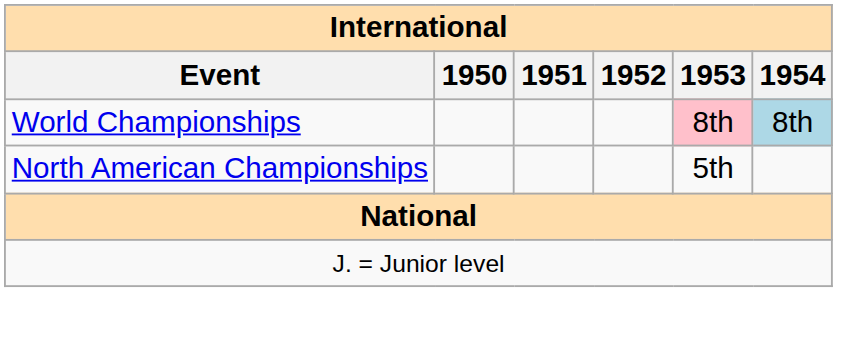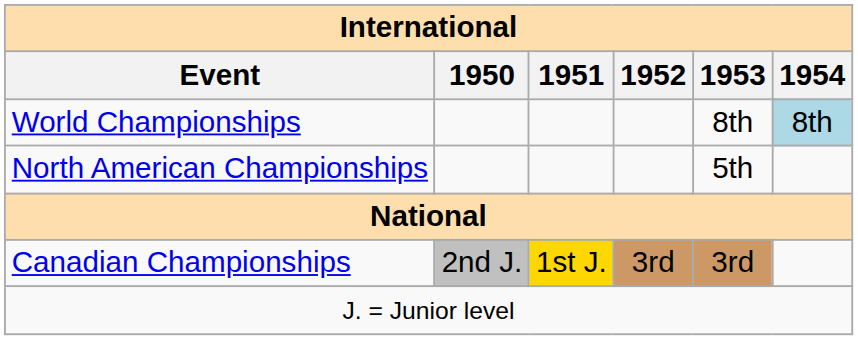(713, 121) pink background -> (733, 121) no background
+ row: (181, 262)
